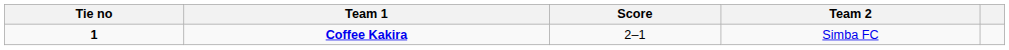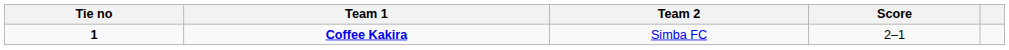columns swapped: (635, 14) <-> (850, 14)
